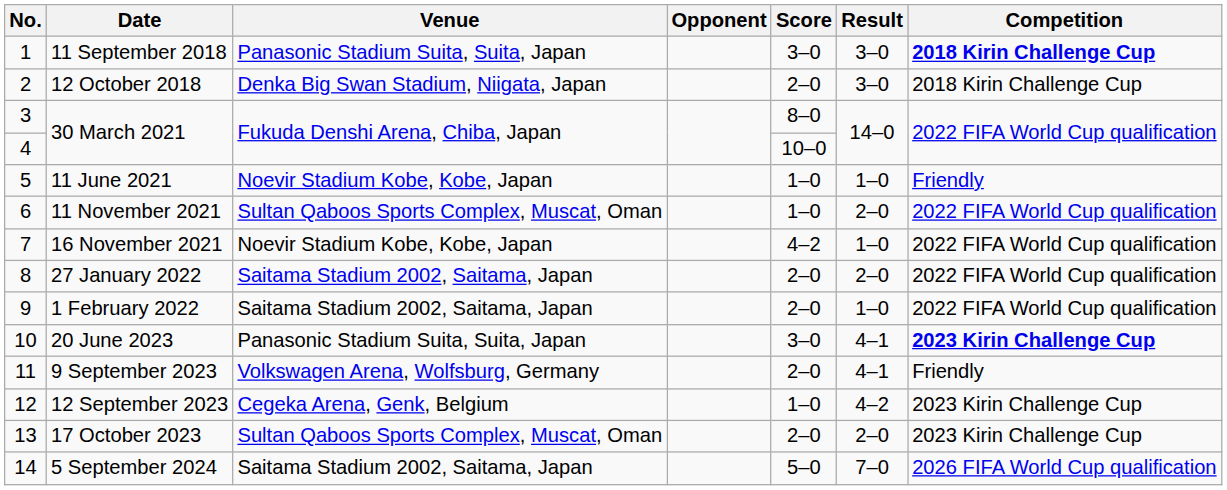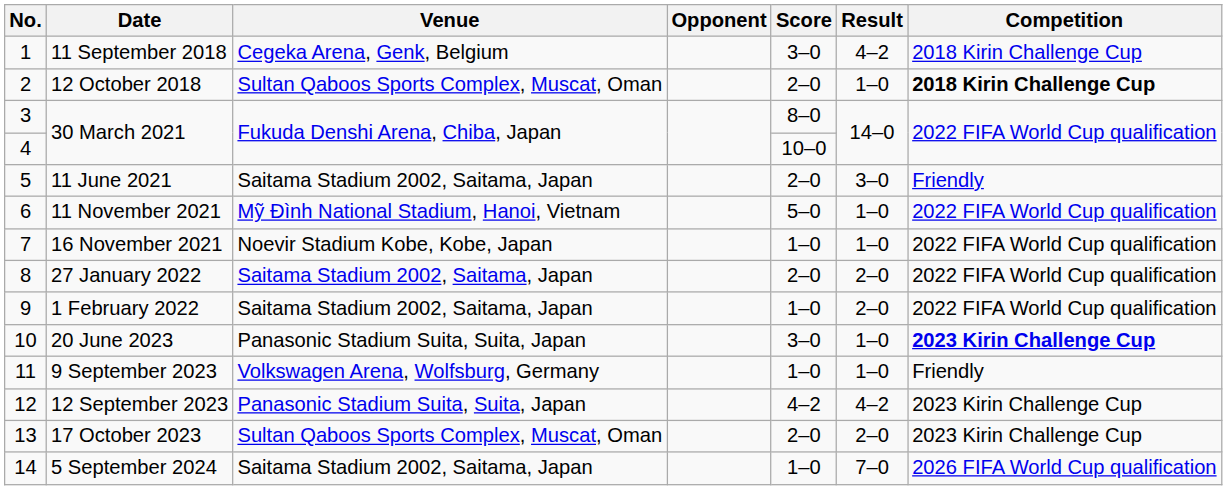(412, 52) Panasonic Stadium Suita, Suita, Japan -> (373, 52) Cegeka Arena, Genk, Belgium
(872, 52) 3–0 -> (872, 52) 4–2
(1034, 52) bold -> (1027, 52) normal
(422, 84) Denka Big Swan Stadium, Niigata, Japan -> (450, 84) Sultan Qaboos Sports Complex, Muscat, Oman
(872, 84) 3–0 -> (872, 84) 1–0
(1027, 84) normal -> (1034, 84) bold
(395, 180) Noevir Stadium Kobe, Kobe, Japan -> (415, 180) Saitama Stadium 2002, Saitama, Japan
(804, 180) 1–0 -> (804, 180) 2–0
(872, 180) 1–0 -> (872, 180) 3–0
(450, 212) Sultan Qaboos Sports Complex, Muscat, Oman -> (429, 212) Mỹ Đình National Stadium, Hanoi, Vietnam
(804, 212) 1–0 -> (804, 212) 5–0
(872, 212) 2–0 -> (872, 212) 1–0
(804, 244) 4–2 -> (804, 244) 1–0
(804, 308) 2–0 -> (804, 308) 1–0
(872, 308) 1–0 -> (872, 308) 2–0
(872, 340) 4–1 -> (872, 340) 1–0
(804, 372) 2–0 -> (804, 372) 1–0
(872, 372) 4–1 -> (872, 372) 1–0
(373, 404) Cegeka Arena, Genk, Belgium -> (412, 404) Panasonic Stadium Suita, Suita, Japan
(804, 404) 1–0 -> (804, 404) 4–2
(804, 468) 5–0 -> (804, 468) 1–0
